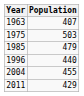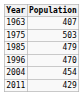(70, 60) 440 -> (70, 60) 470
(70, 73) 455 -> (70, 73) 454
